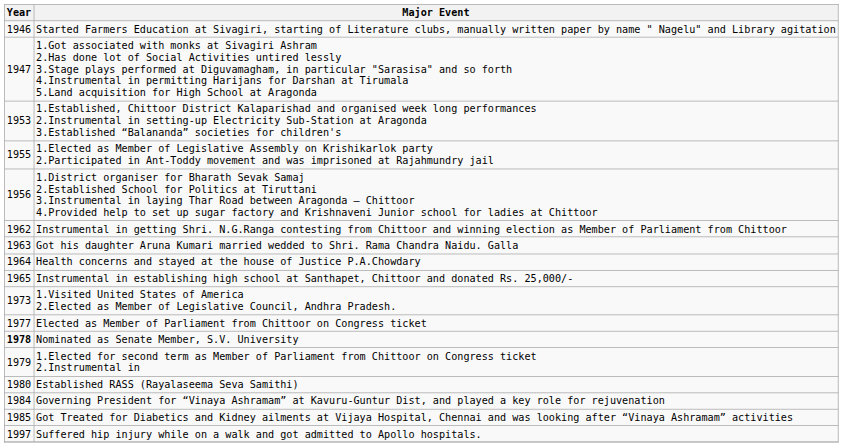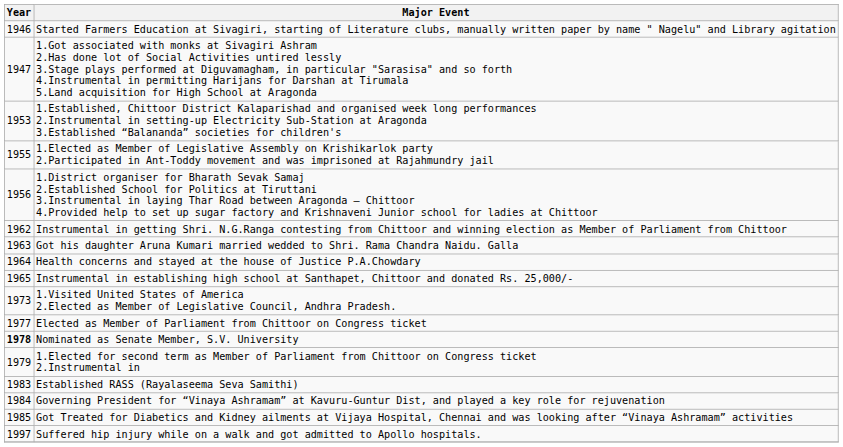(19, 384) 1980 -> (19, 384) 1983
